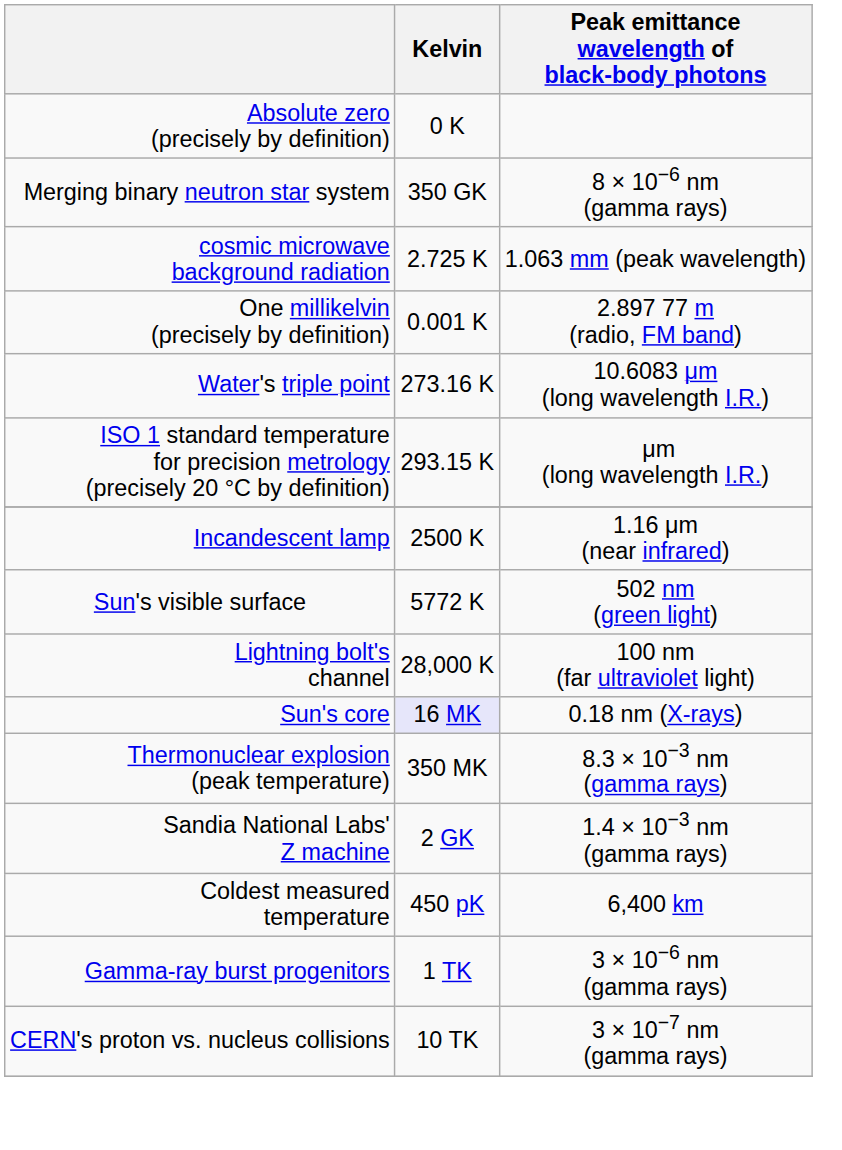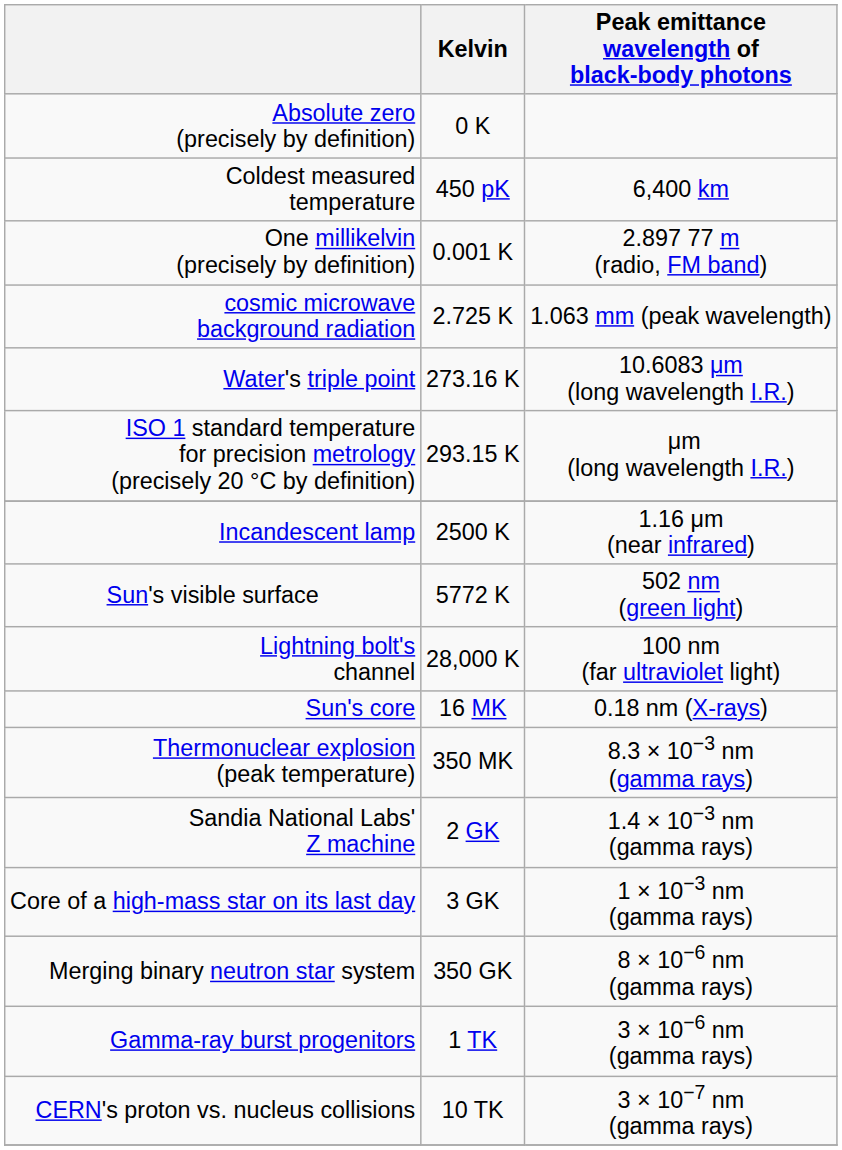rows swapped: (295, 904) <-> (207, 192)
rows swapped: (270, 322) <-> (281, 258)
(447, 715) lavender background -> (473, 708) no background
+ row: (213, 901)
